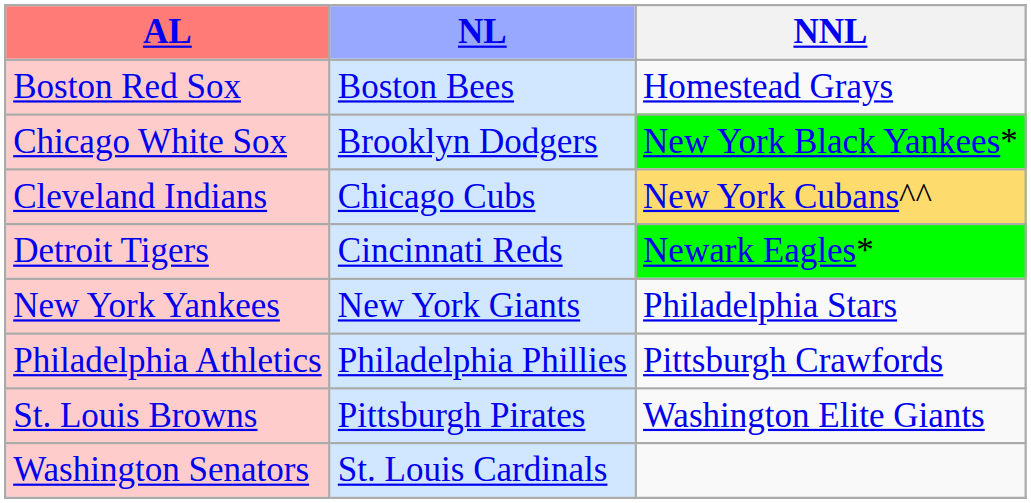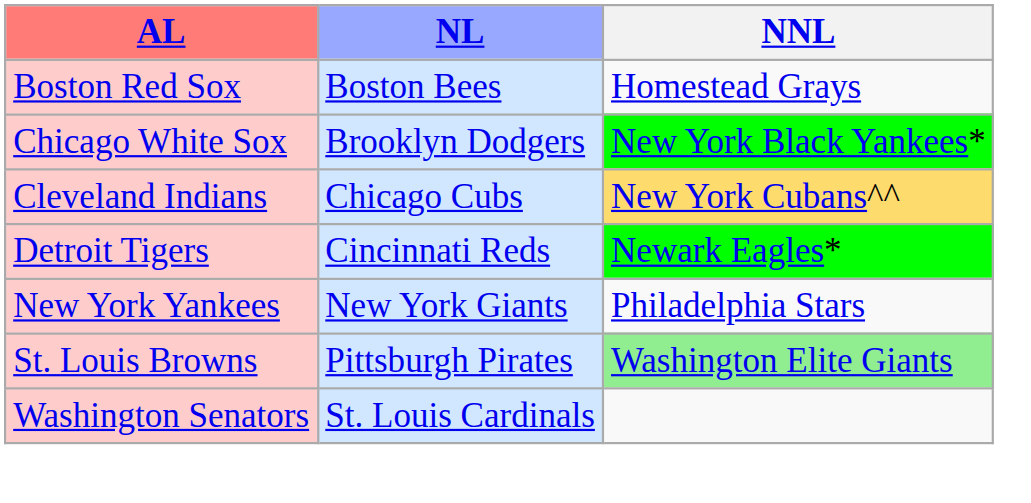- row: (167, 360)
(814, 415) no background -> (782, 360) lightgreen background
